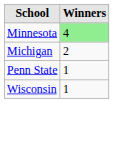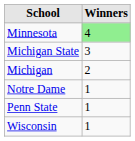+ row: (43, 51)
+ row: (36, 88)
